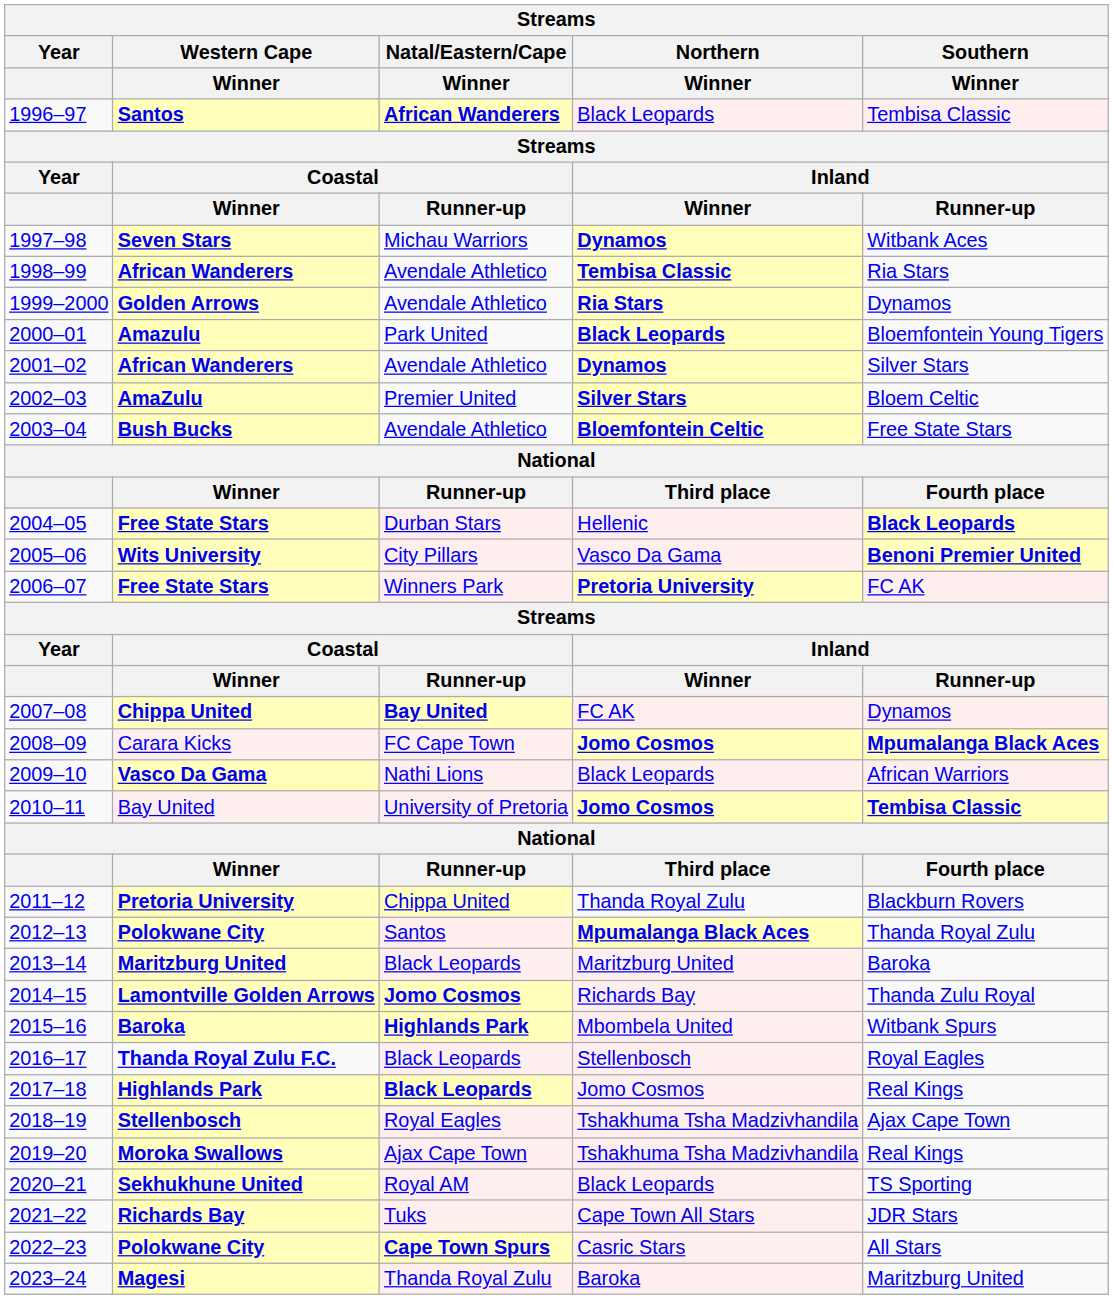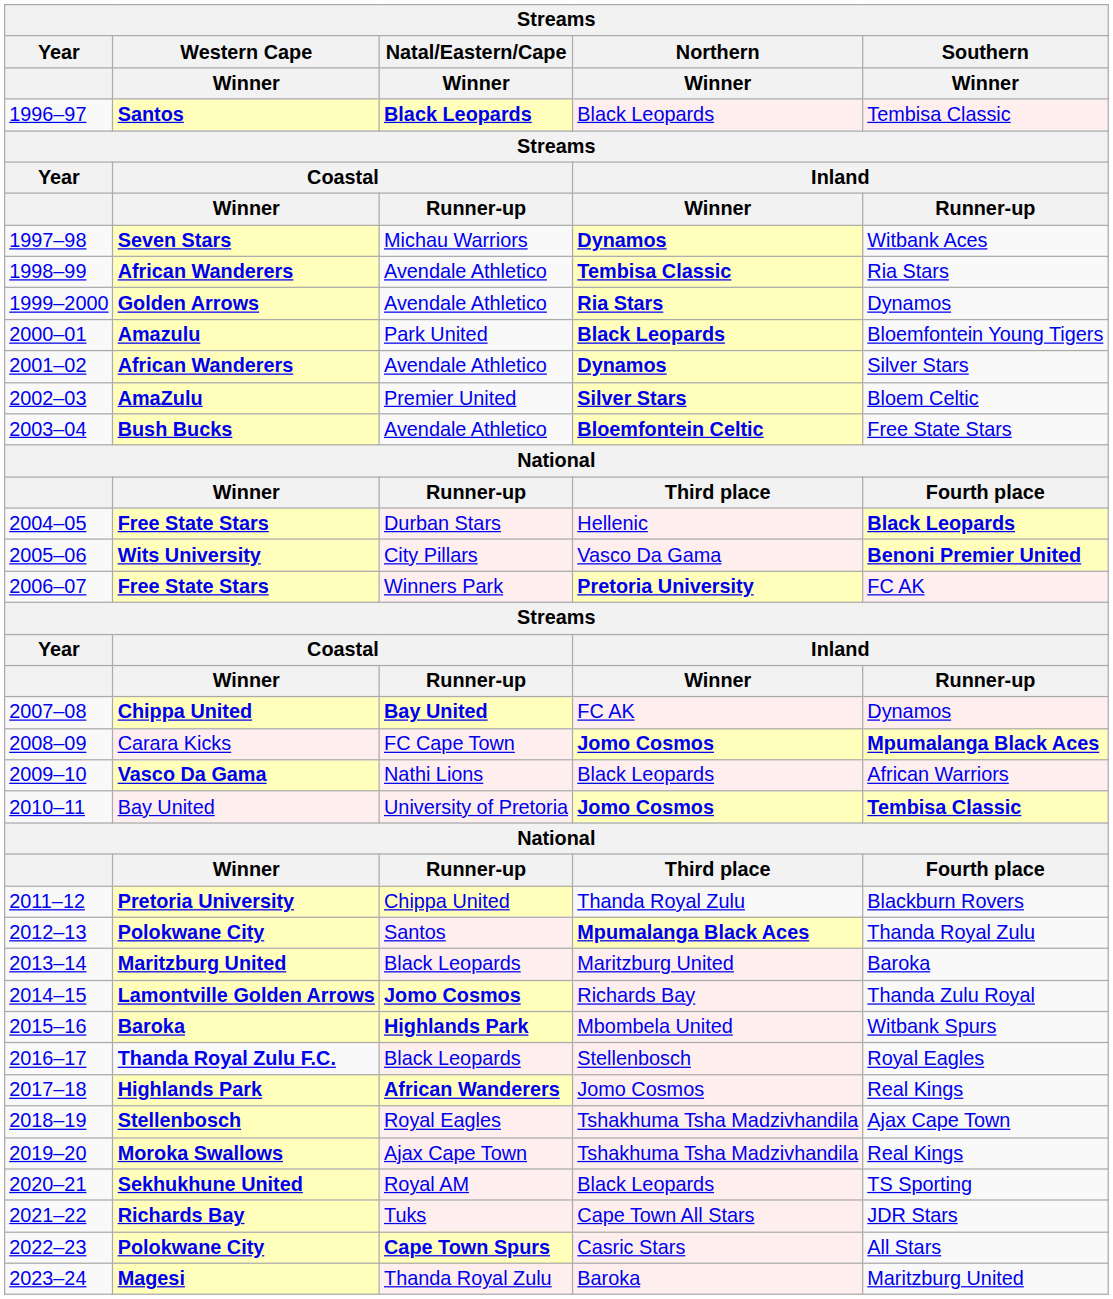(472, 114) African Wanderers -> (458, 114) Black Leopards
(458, 1090) Black Leopards -> (472, 1090) African Wanderers
